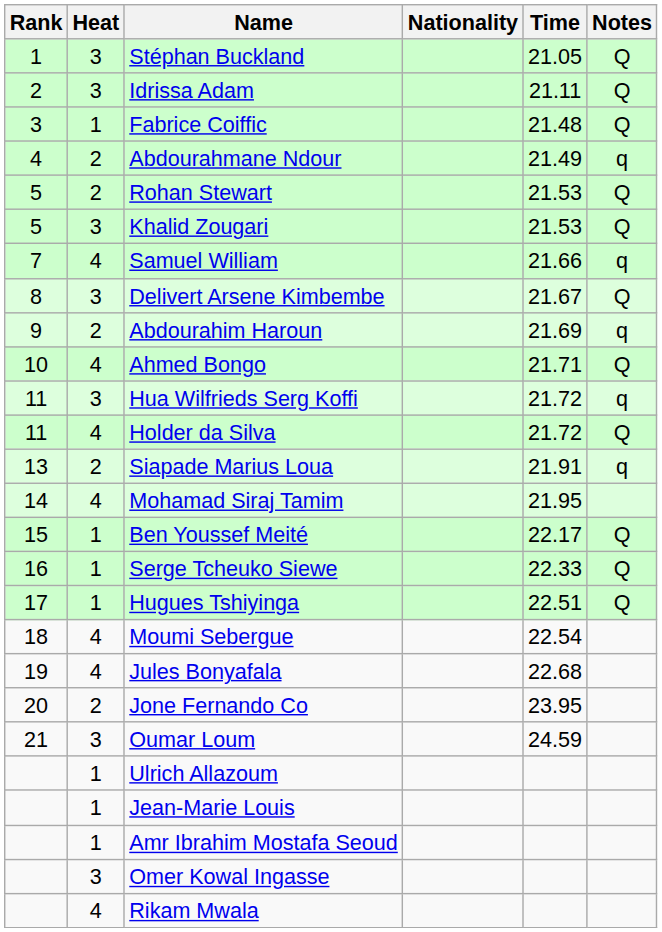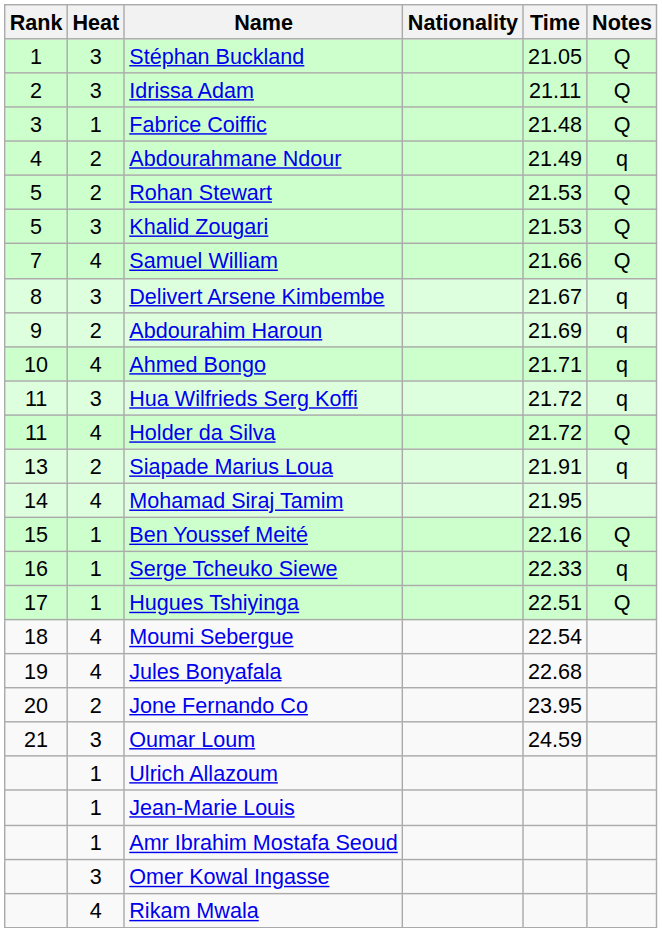(622, 261) q -> (622, 261) Q
(622, 295) Q -> (622, 295) q
(622, 364) Q -> (622, 364) q
(555, 535) 22.17 -> (555, 535) 22.16
(622, 569) Q -> (622, 569) q
